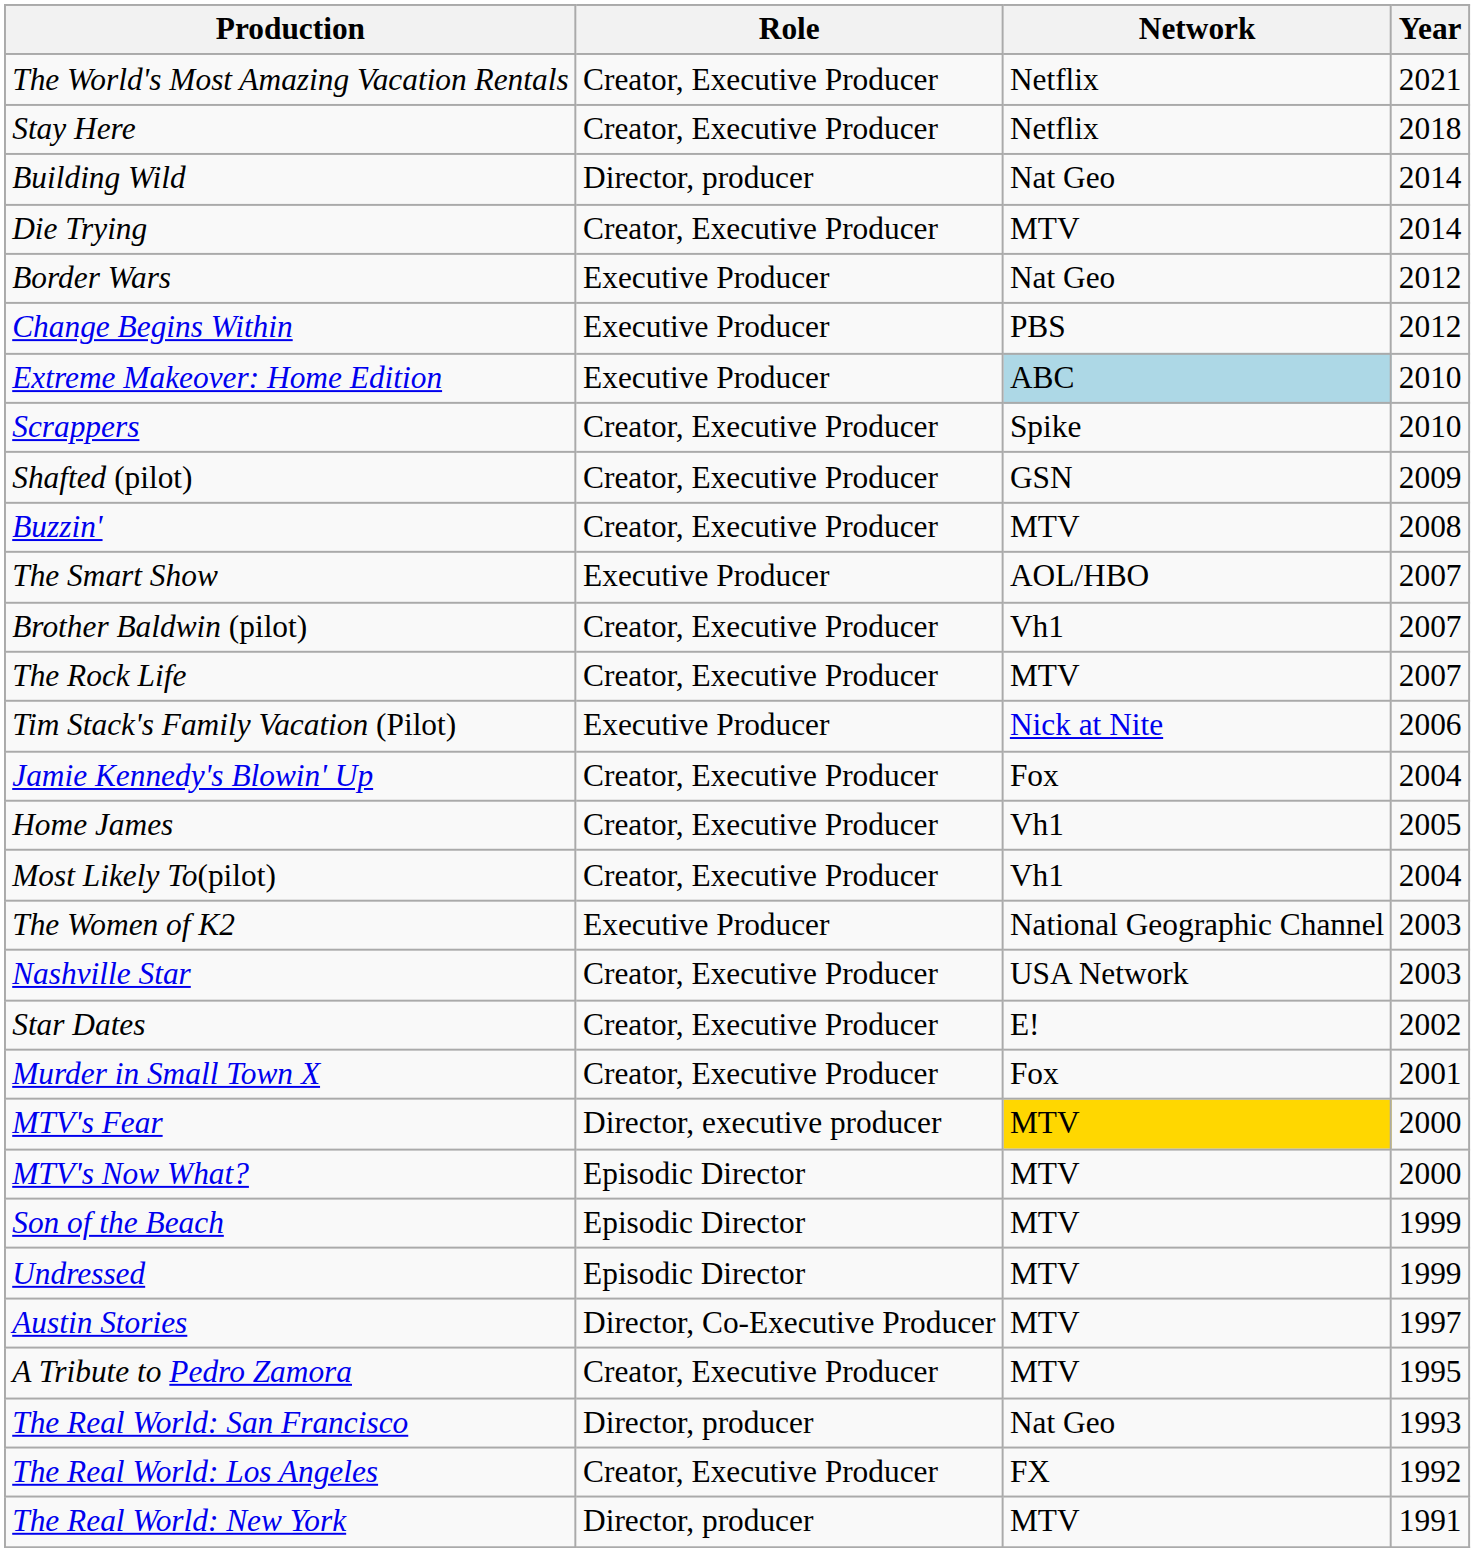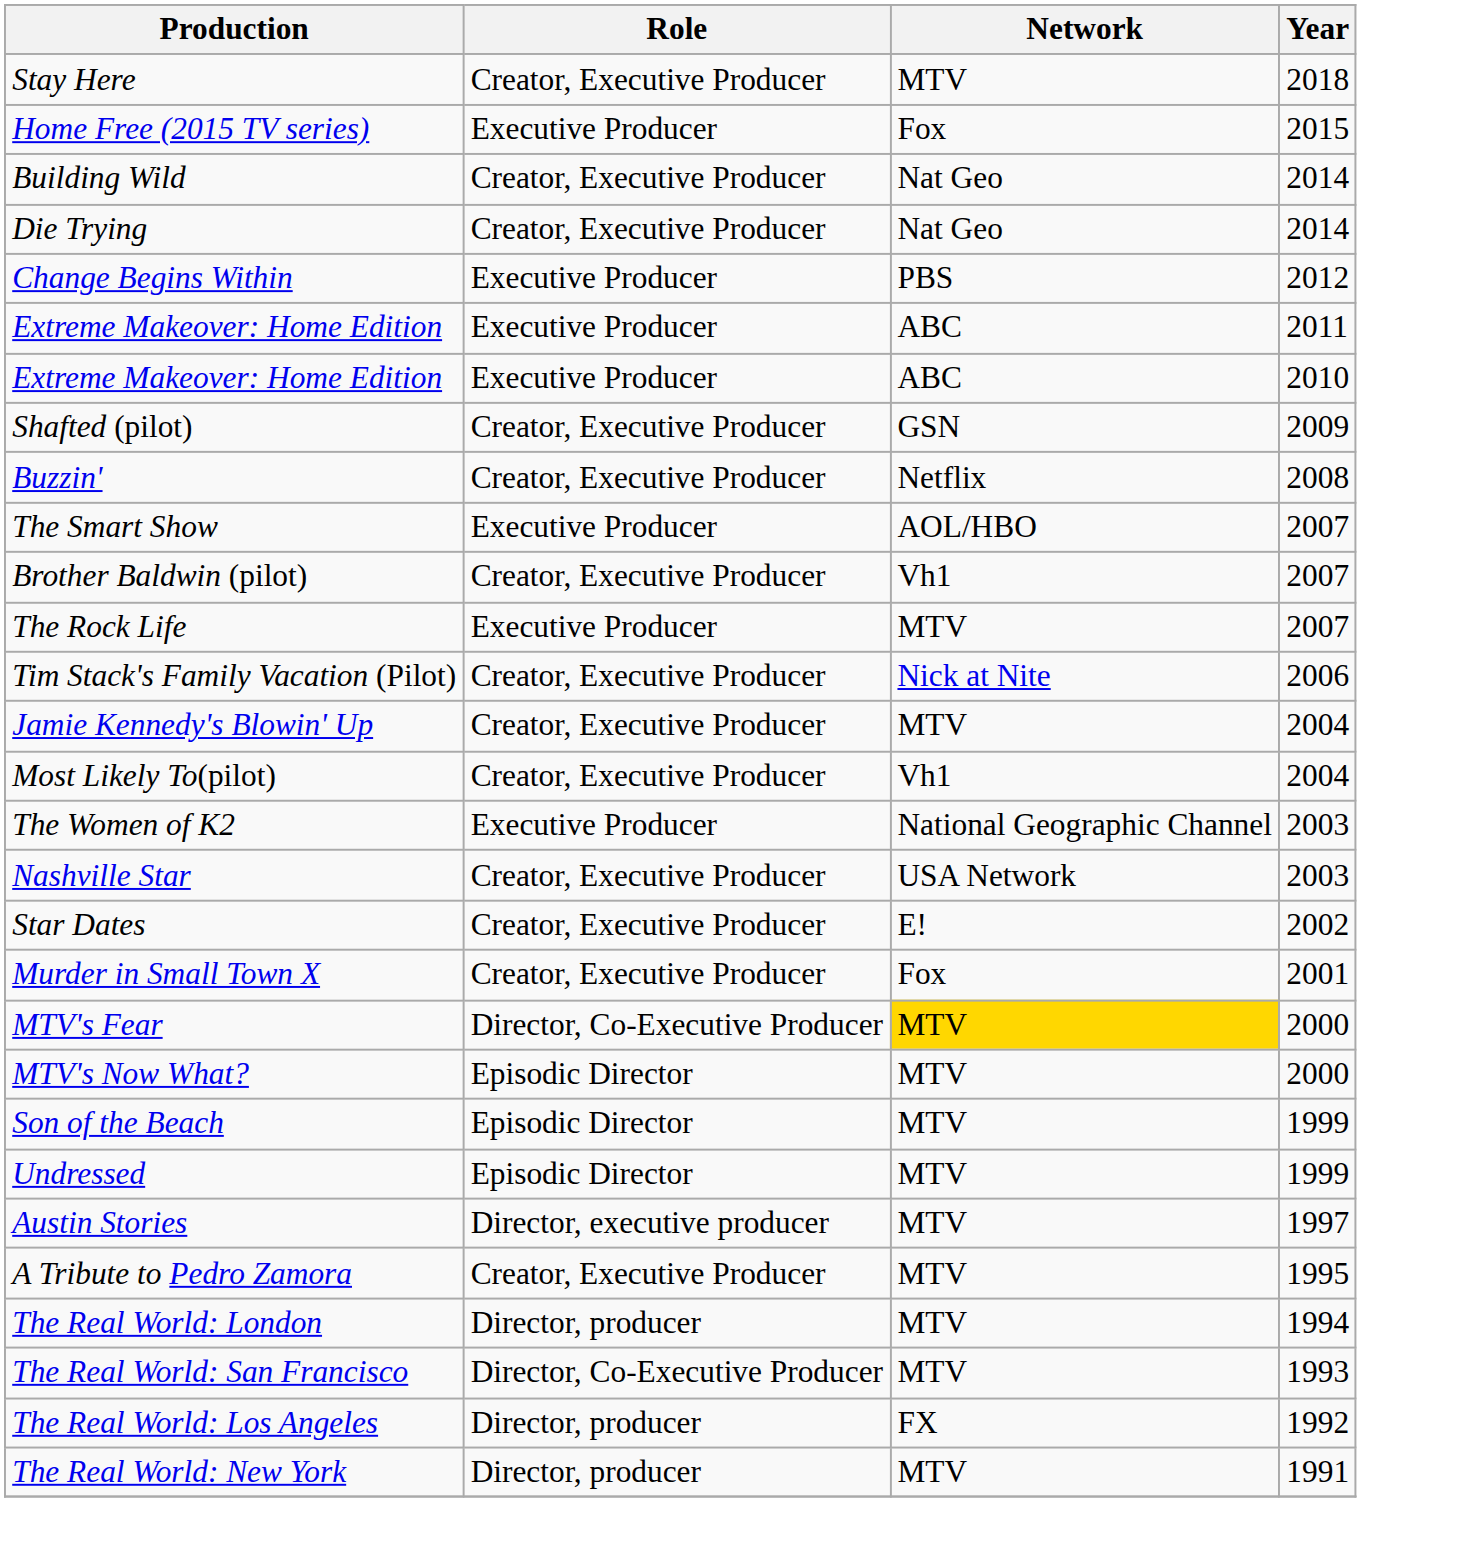- row: (290, 79)
(1054, 128) Netflix -> (932, 79) MTV
+ row: (191, 128)
(698, 178) Director, producer -> (648, 178) Creator, Executive Producer
(1045, 228) MTV -> (950, 228) Nat Geo
- row: (92, 278)
+ row: (227, 327)
(1042, 377) lightblue background -> (930, 377) no background
- row: (76, 427)
(1045, 526) MTV -> (942, 476) Netflix
(760, 675) Creator, Executive Producer -> (594, 626) Executive Producer
(706, 725) Executive Producer -> (648, 675) Creator, Executive Producer
(1034, 775) Fox -> (932, 725) MTV
- row: (93, 825)
(762, 1123) Director, executive producer -> (677, 1024) Director, Co-Executive Producer
(789, 1322) Director, Co-Executive Producer -> (650, 1223) Director, executive producer
+ row: (167, 1322)
(698, 1421) Director, producer -> (677, 1372) Director, Co-Executive Producer
(1063, 1421) Nat Geo -> (932, 1372) MTV
(760, 1471) Creator, Executive Producer -> (586, 1421) Director, producer
